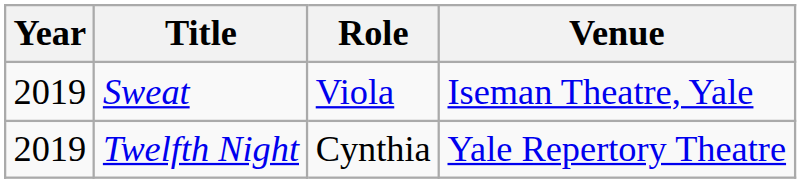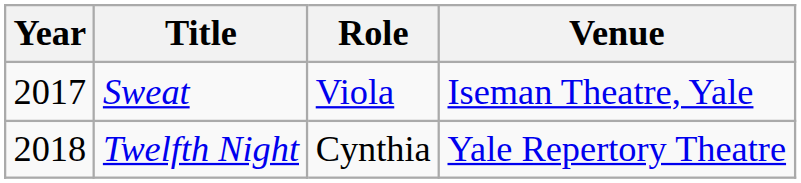(50, 90) 2019 -> (50, 90) 2017
(50, 148) 2019 -> (50, 148) 2018
